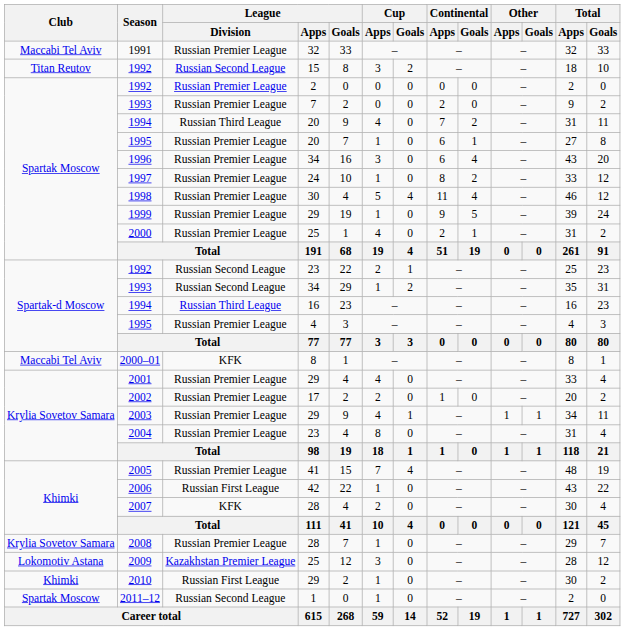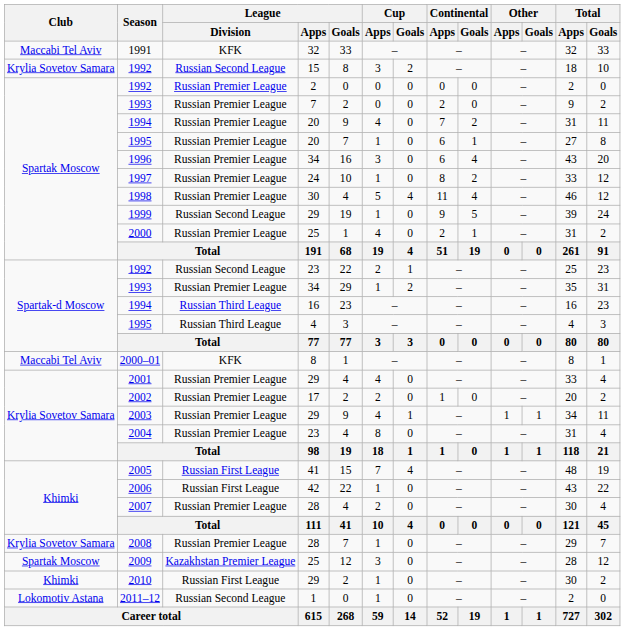(230, 50) Russian Premier League -> (230, 50) KFK
(61, 68) Titan Reutov -> (61, 68) Krylia Sovetov Samara
(230, 123) Russian Third League -> (230, 123) Russian Premier League
(230, 214) Russian Premier League -> (230, 214) Russian Second League
(230, 287) Russian Second League -> (230, 287) Russian Premier League
(230, 324) Russian Premier League -> (230, 324) Russian Third League
(230, 470) Russian Premier League -> (230, 470) Russian First League
(230, 506) KFK -> (230, 506) Russian Premier League
(61, 561) Lokomotiv Astana -> (61, 561) Spartak Moscow
(61, 598) Spartak Moscow -> (61, 598) Lokomotiv Astana
